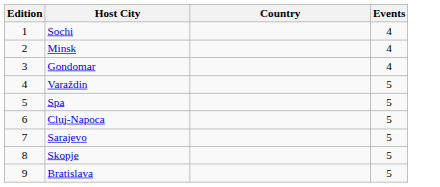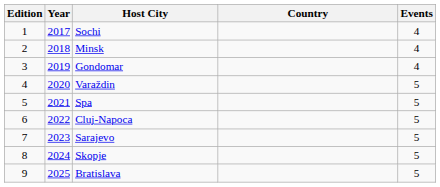+ column: (59, 13)
